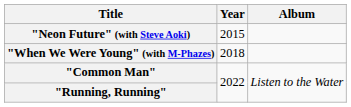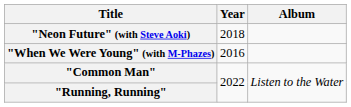(232, 33) 2015 -> (232, 33) 2018
(232, 53) 2018 -> (232, 53) 2016
